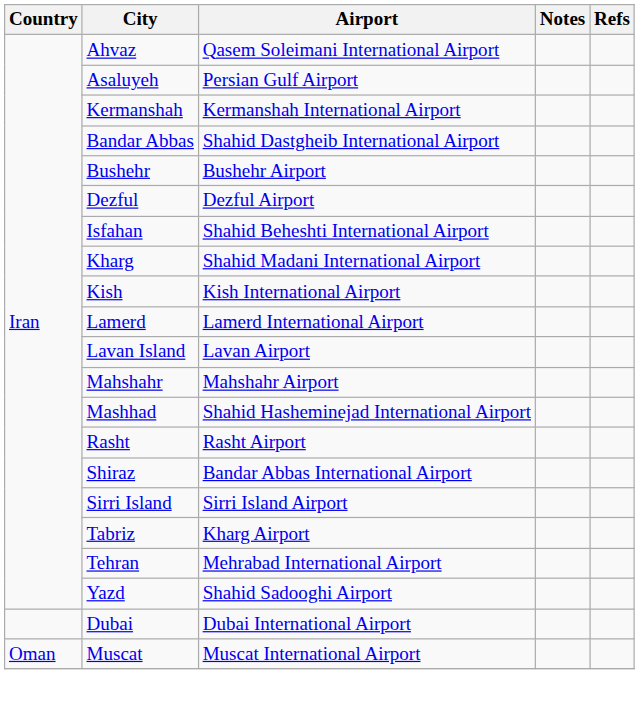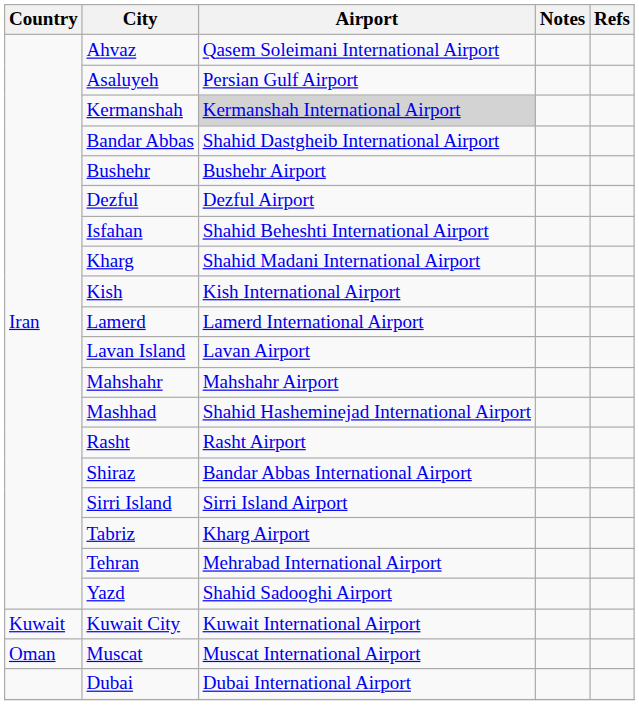(332, 110) no background -> (332, 110) lightgrey background
+ row: (133, 623)
rows swapped: (115, 653) <-> (110, 623)
